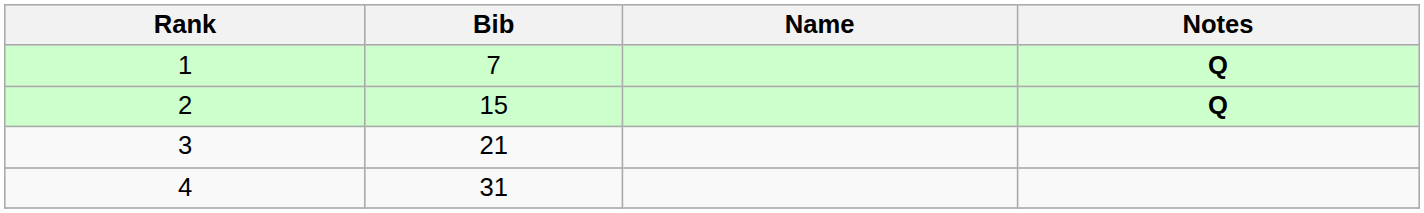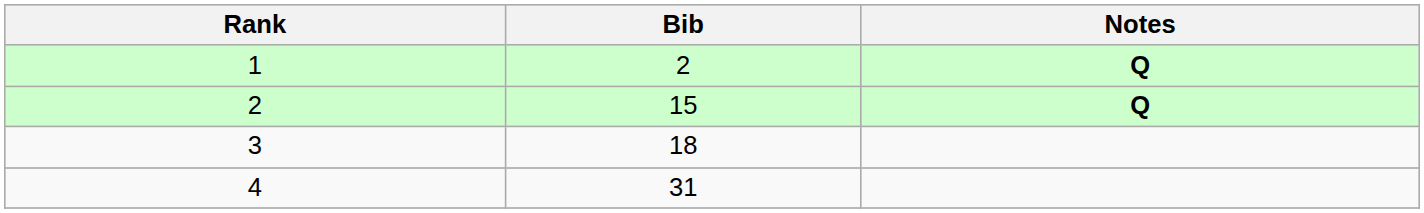- column: (820, 24)
(494, 65) 7 -> (683, 65) 2
(494, 146) 21 -> (683, 146) 18
